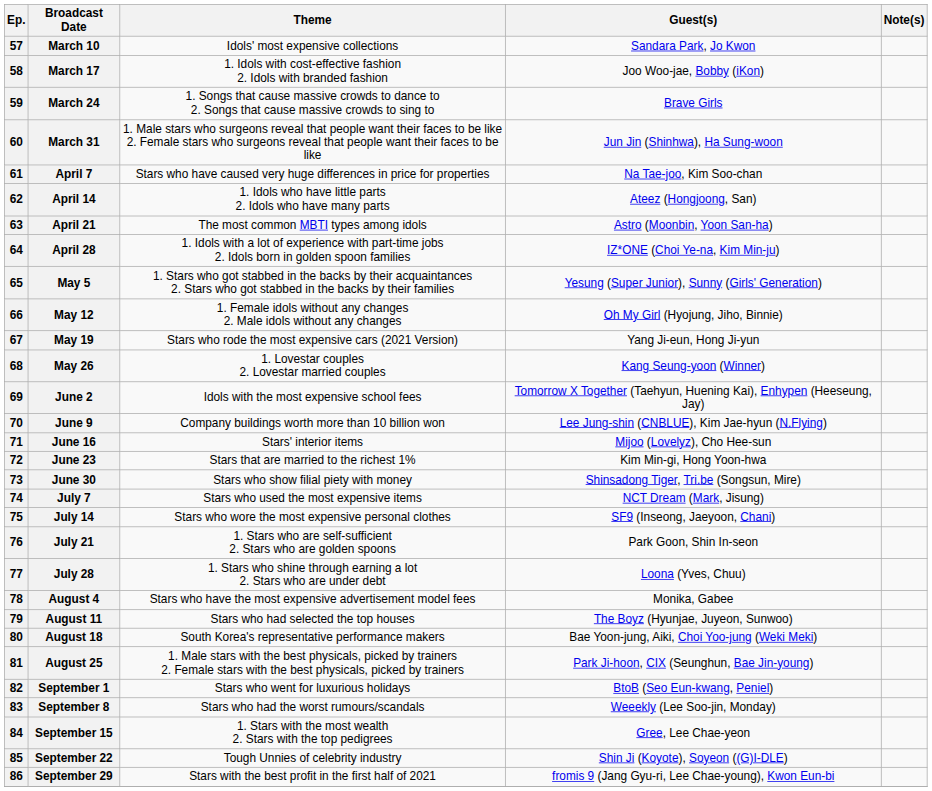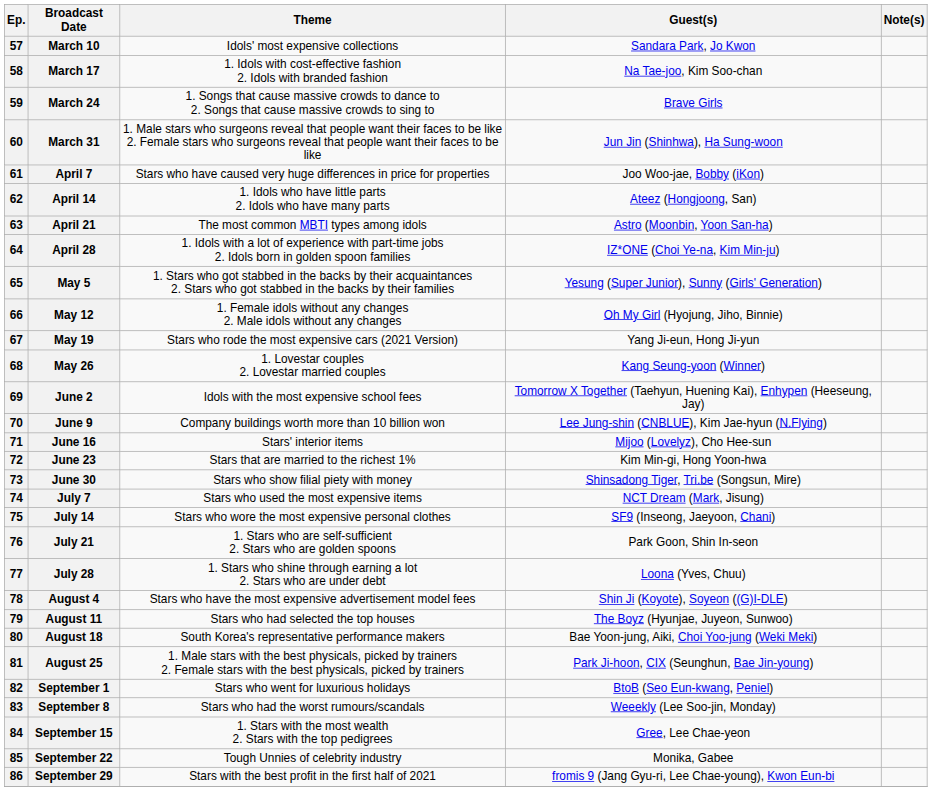(693, 71) Joo Woo-jae, Bobby (iKon) -> (693, 71) Na Tae-joo, Kim Soo-chan
(693, 174) Na Tae-joo, Kim Soo-chan -> (693, 174) Joo Woo-jae, Bobby (iKon)
(693, 600) Monika, Gabee -> (693, 600) Shin Ji (Koyote), Soyeon ((G)I-DLE)
(693, 758) Shin Ji (Koyote), Soyeon ((G)I-DLE) -> (693, 758) Monika, Gabee
